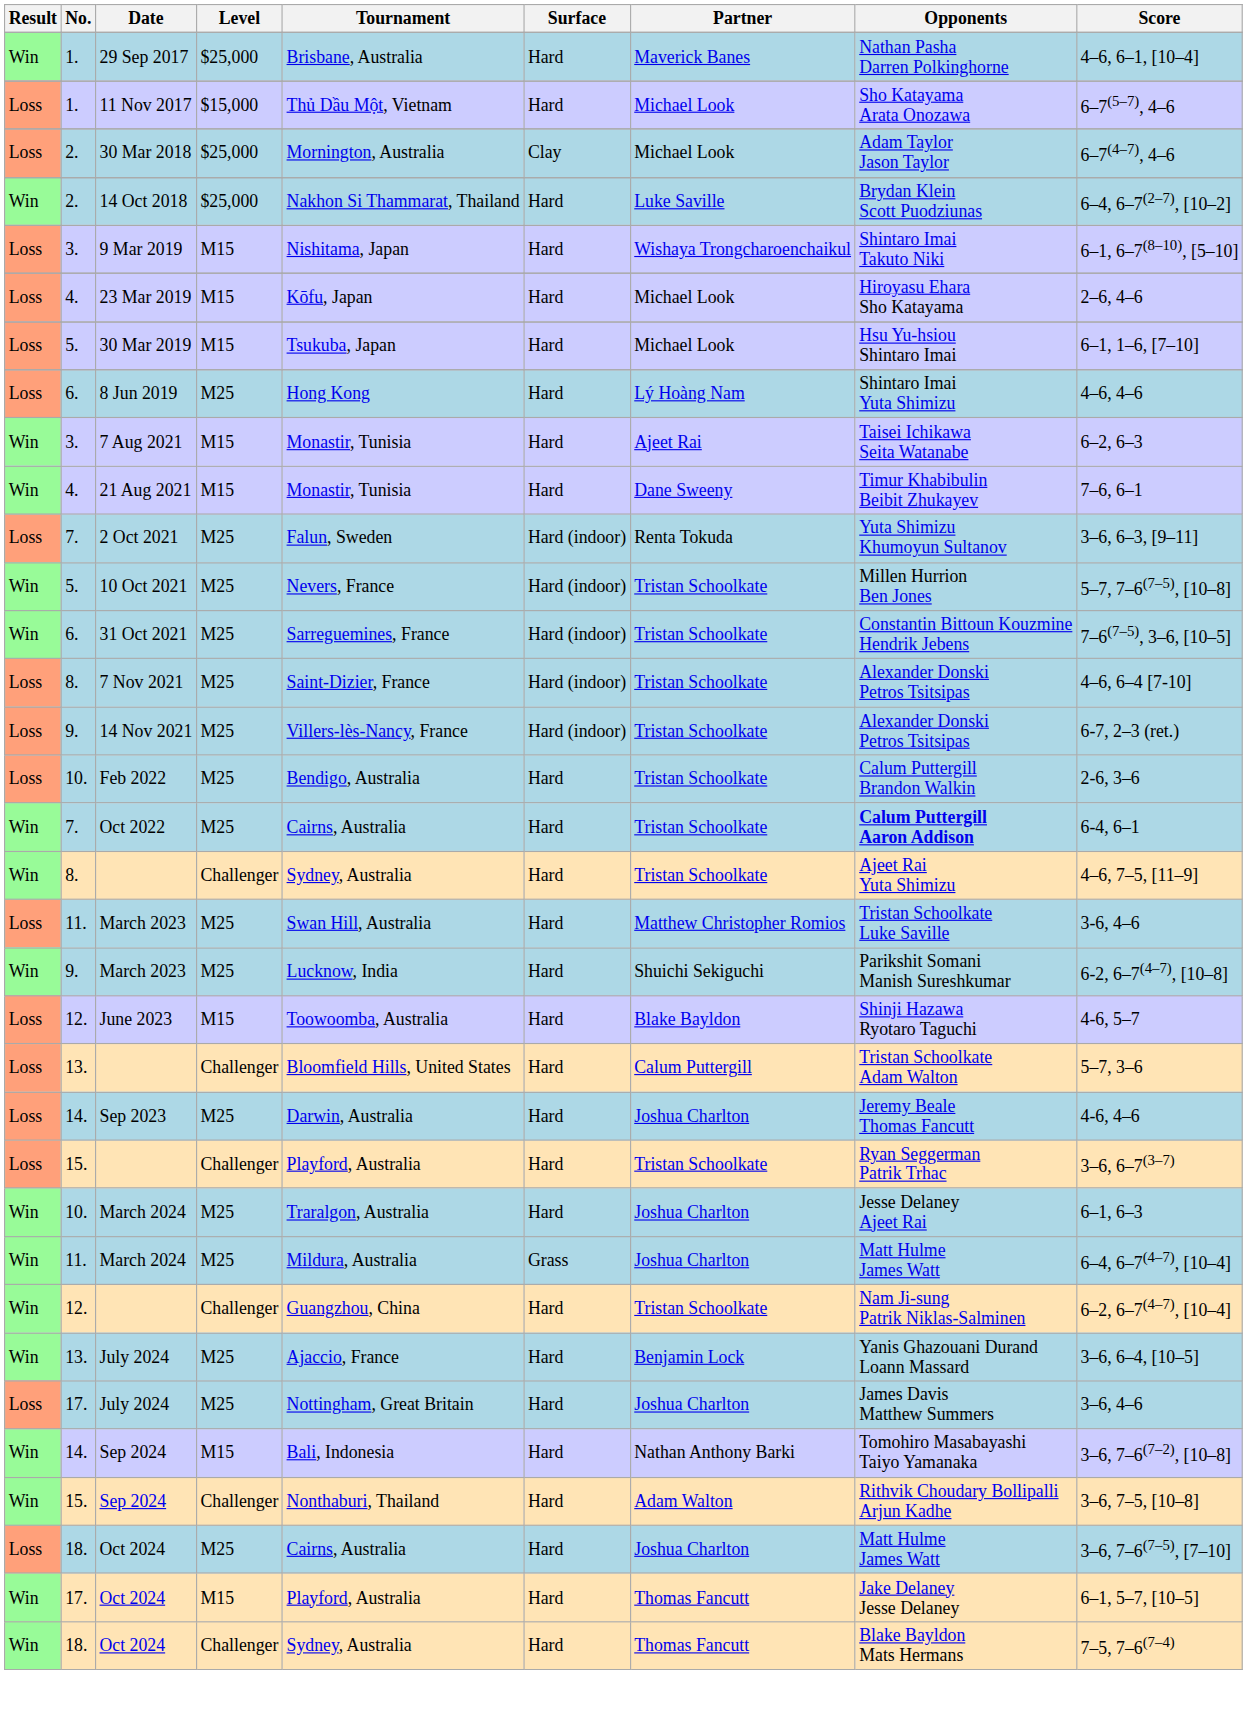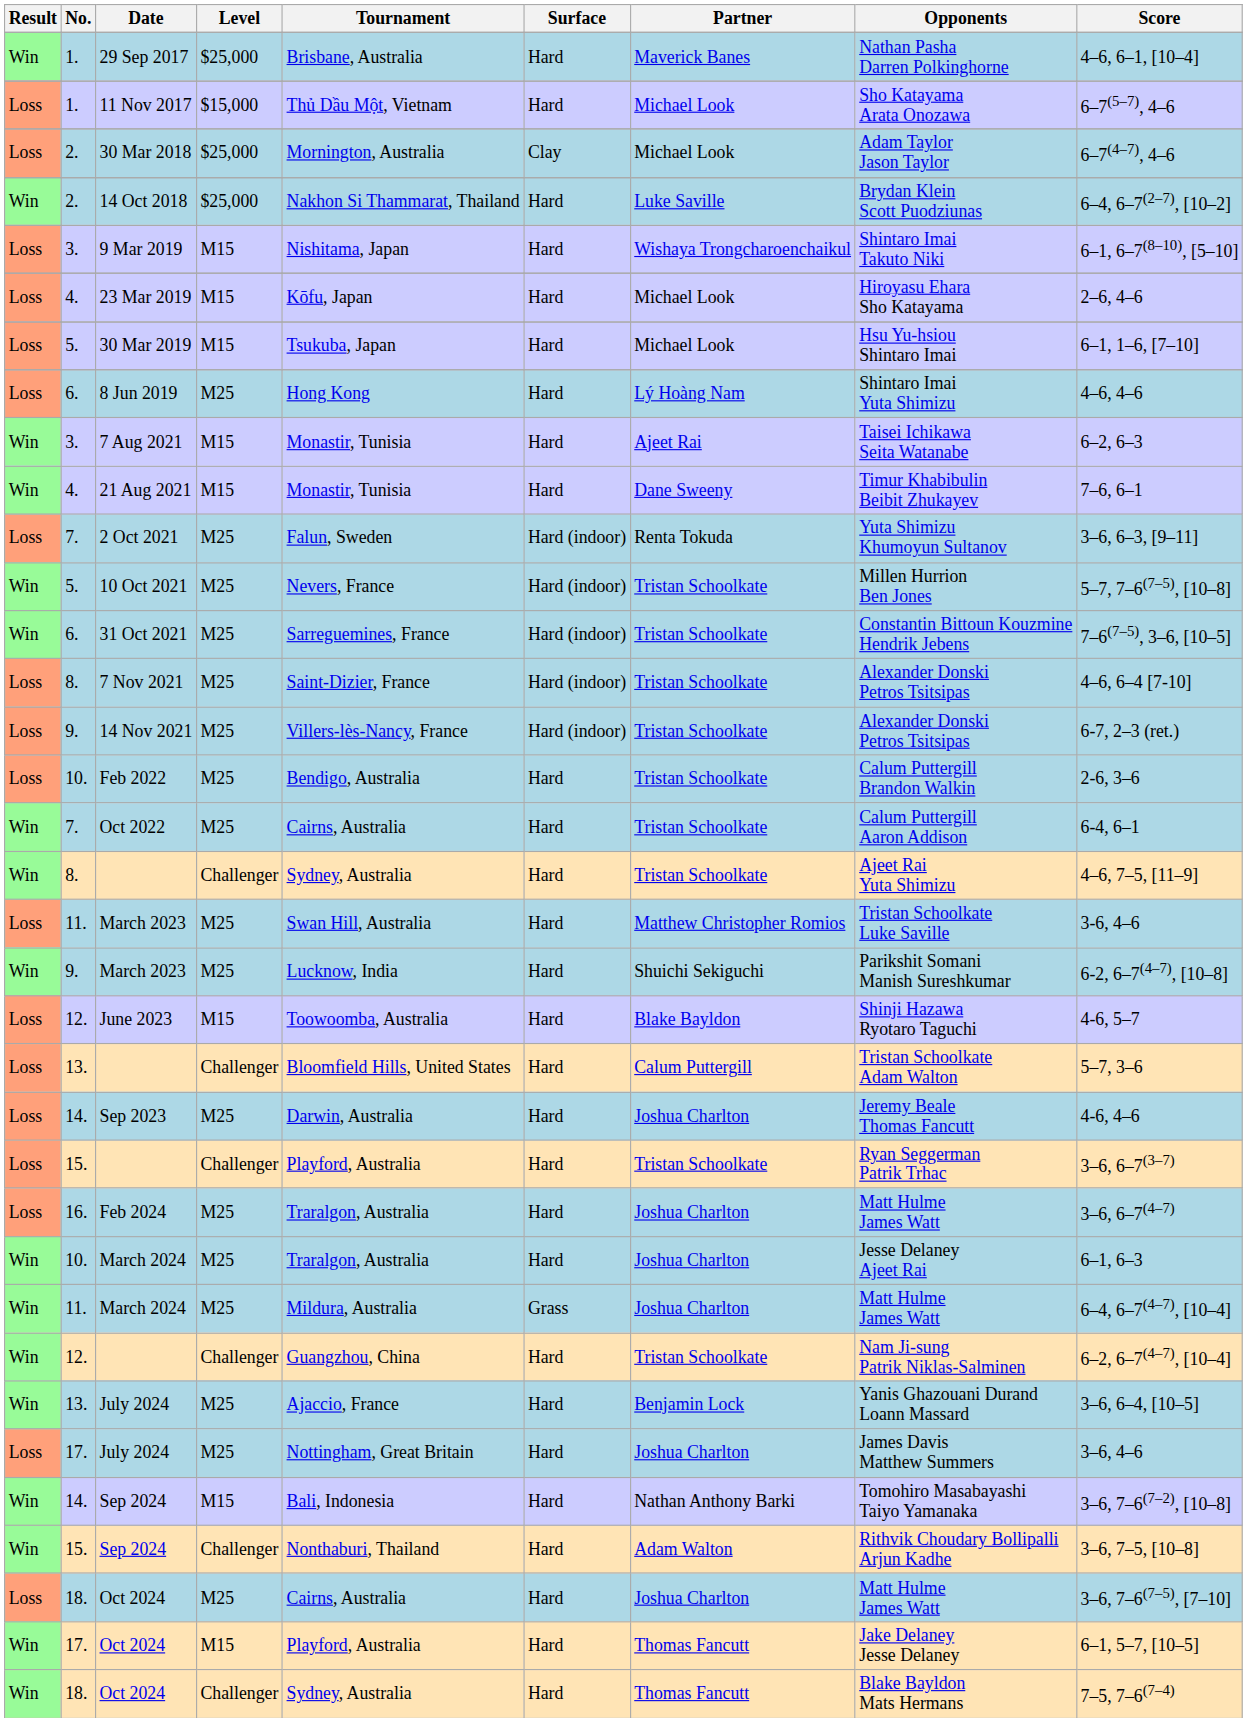(923, 827) bold -> (918, 827) normal
+ row: (76, 1212)
